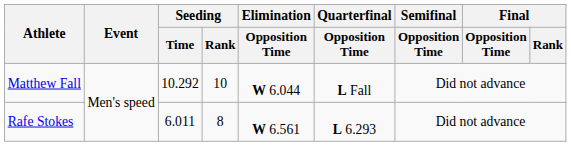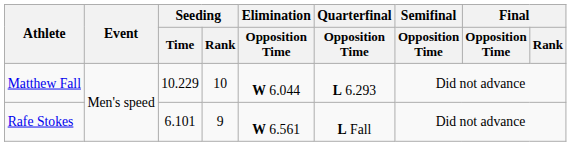(180, 83) 10.292 -> (180, 83) 10.229
(354, 91) L Fall -> (354, 91) L 6.293
(180, 122) 6.011 -> (180, 122) 6.101
(220, 122) 8 -> (220, 122) 9
(354, 130) L 6.293 -> (354, 130) L Fall
